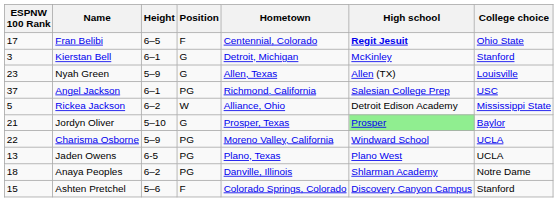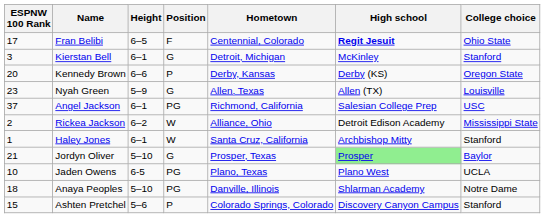+ row: (91, 73)
(10, 106) 5 -> (10, 123) 2
+ row: (83, 139)
- row: (97, 139)
(12, 156) 13 -> (12, 172) 10
(152, 172) 6–2 -> (142, 188) 5–10
(183, 188) F -> (170, 205) P
